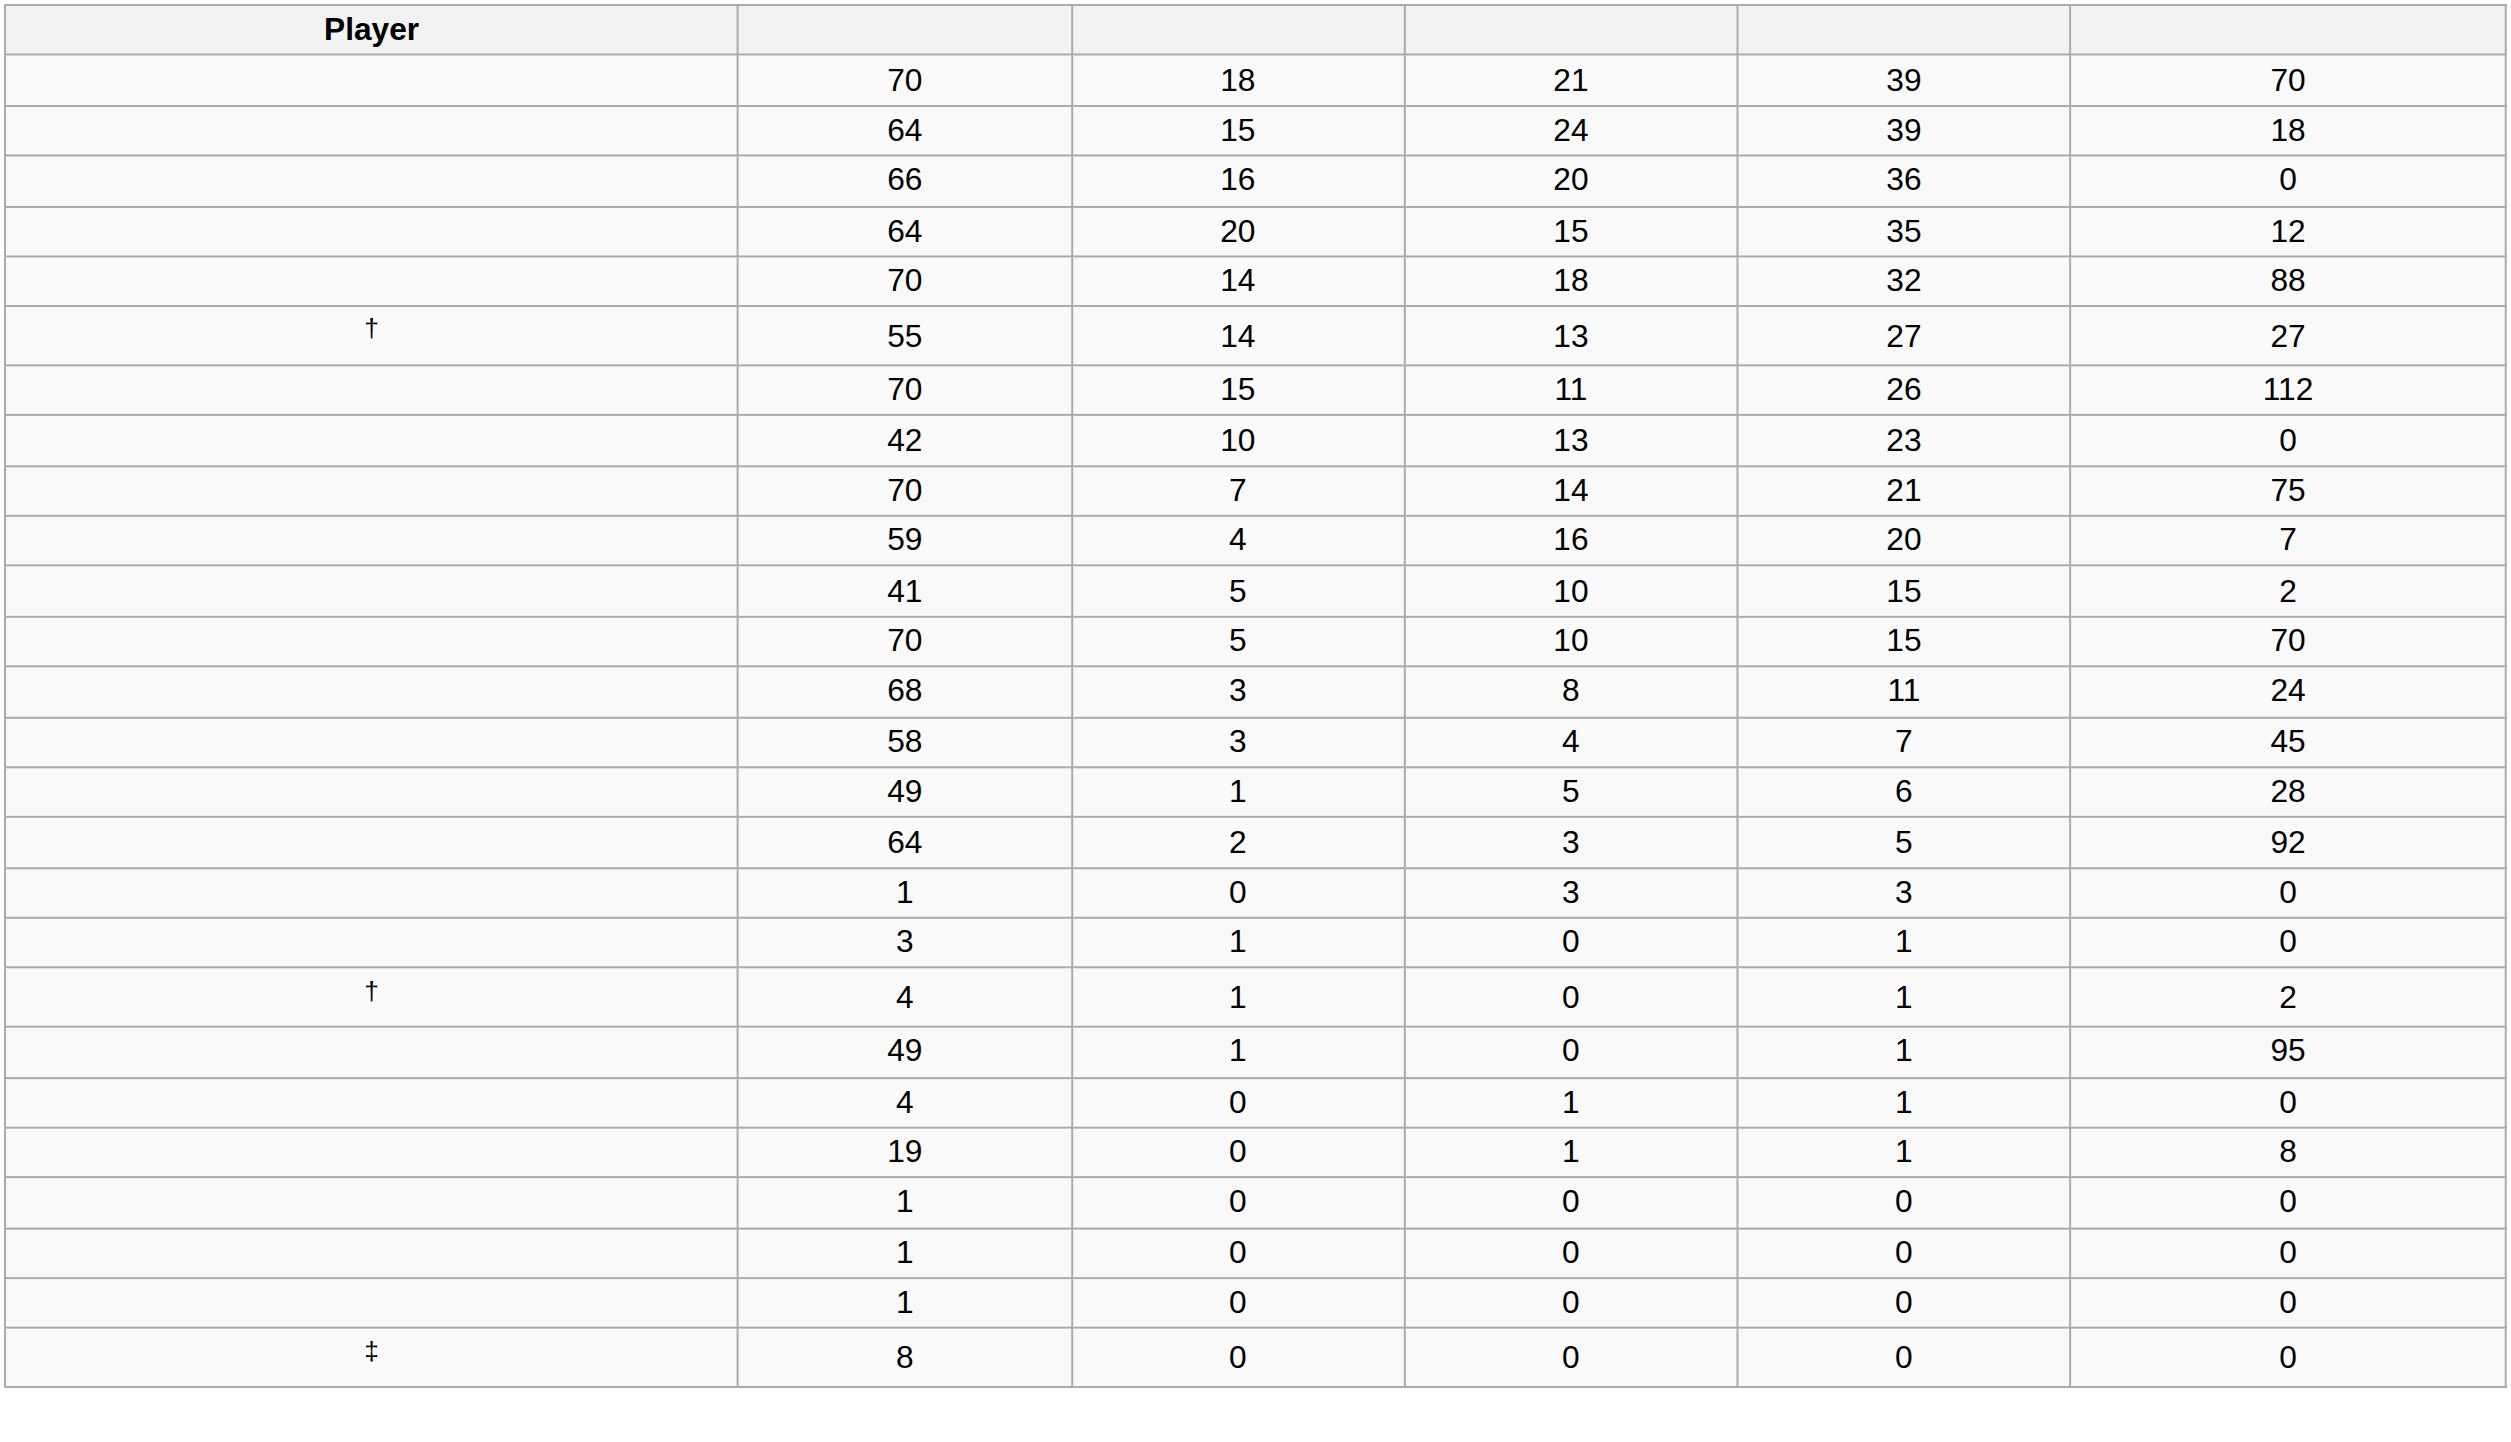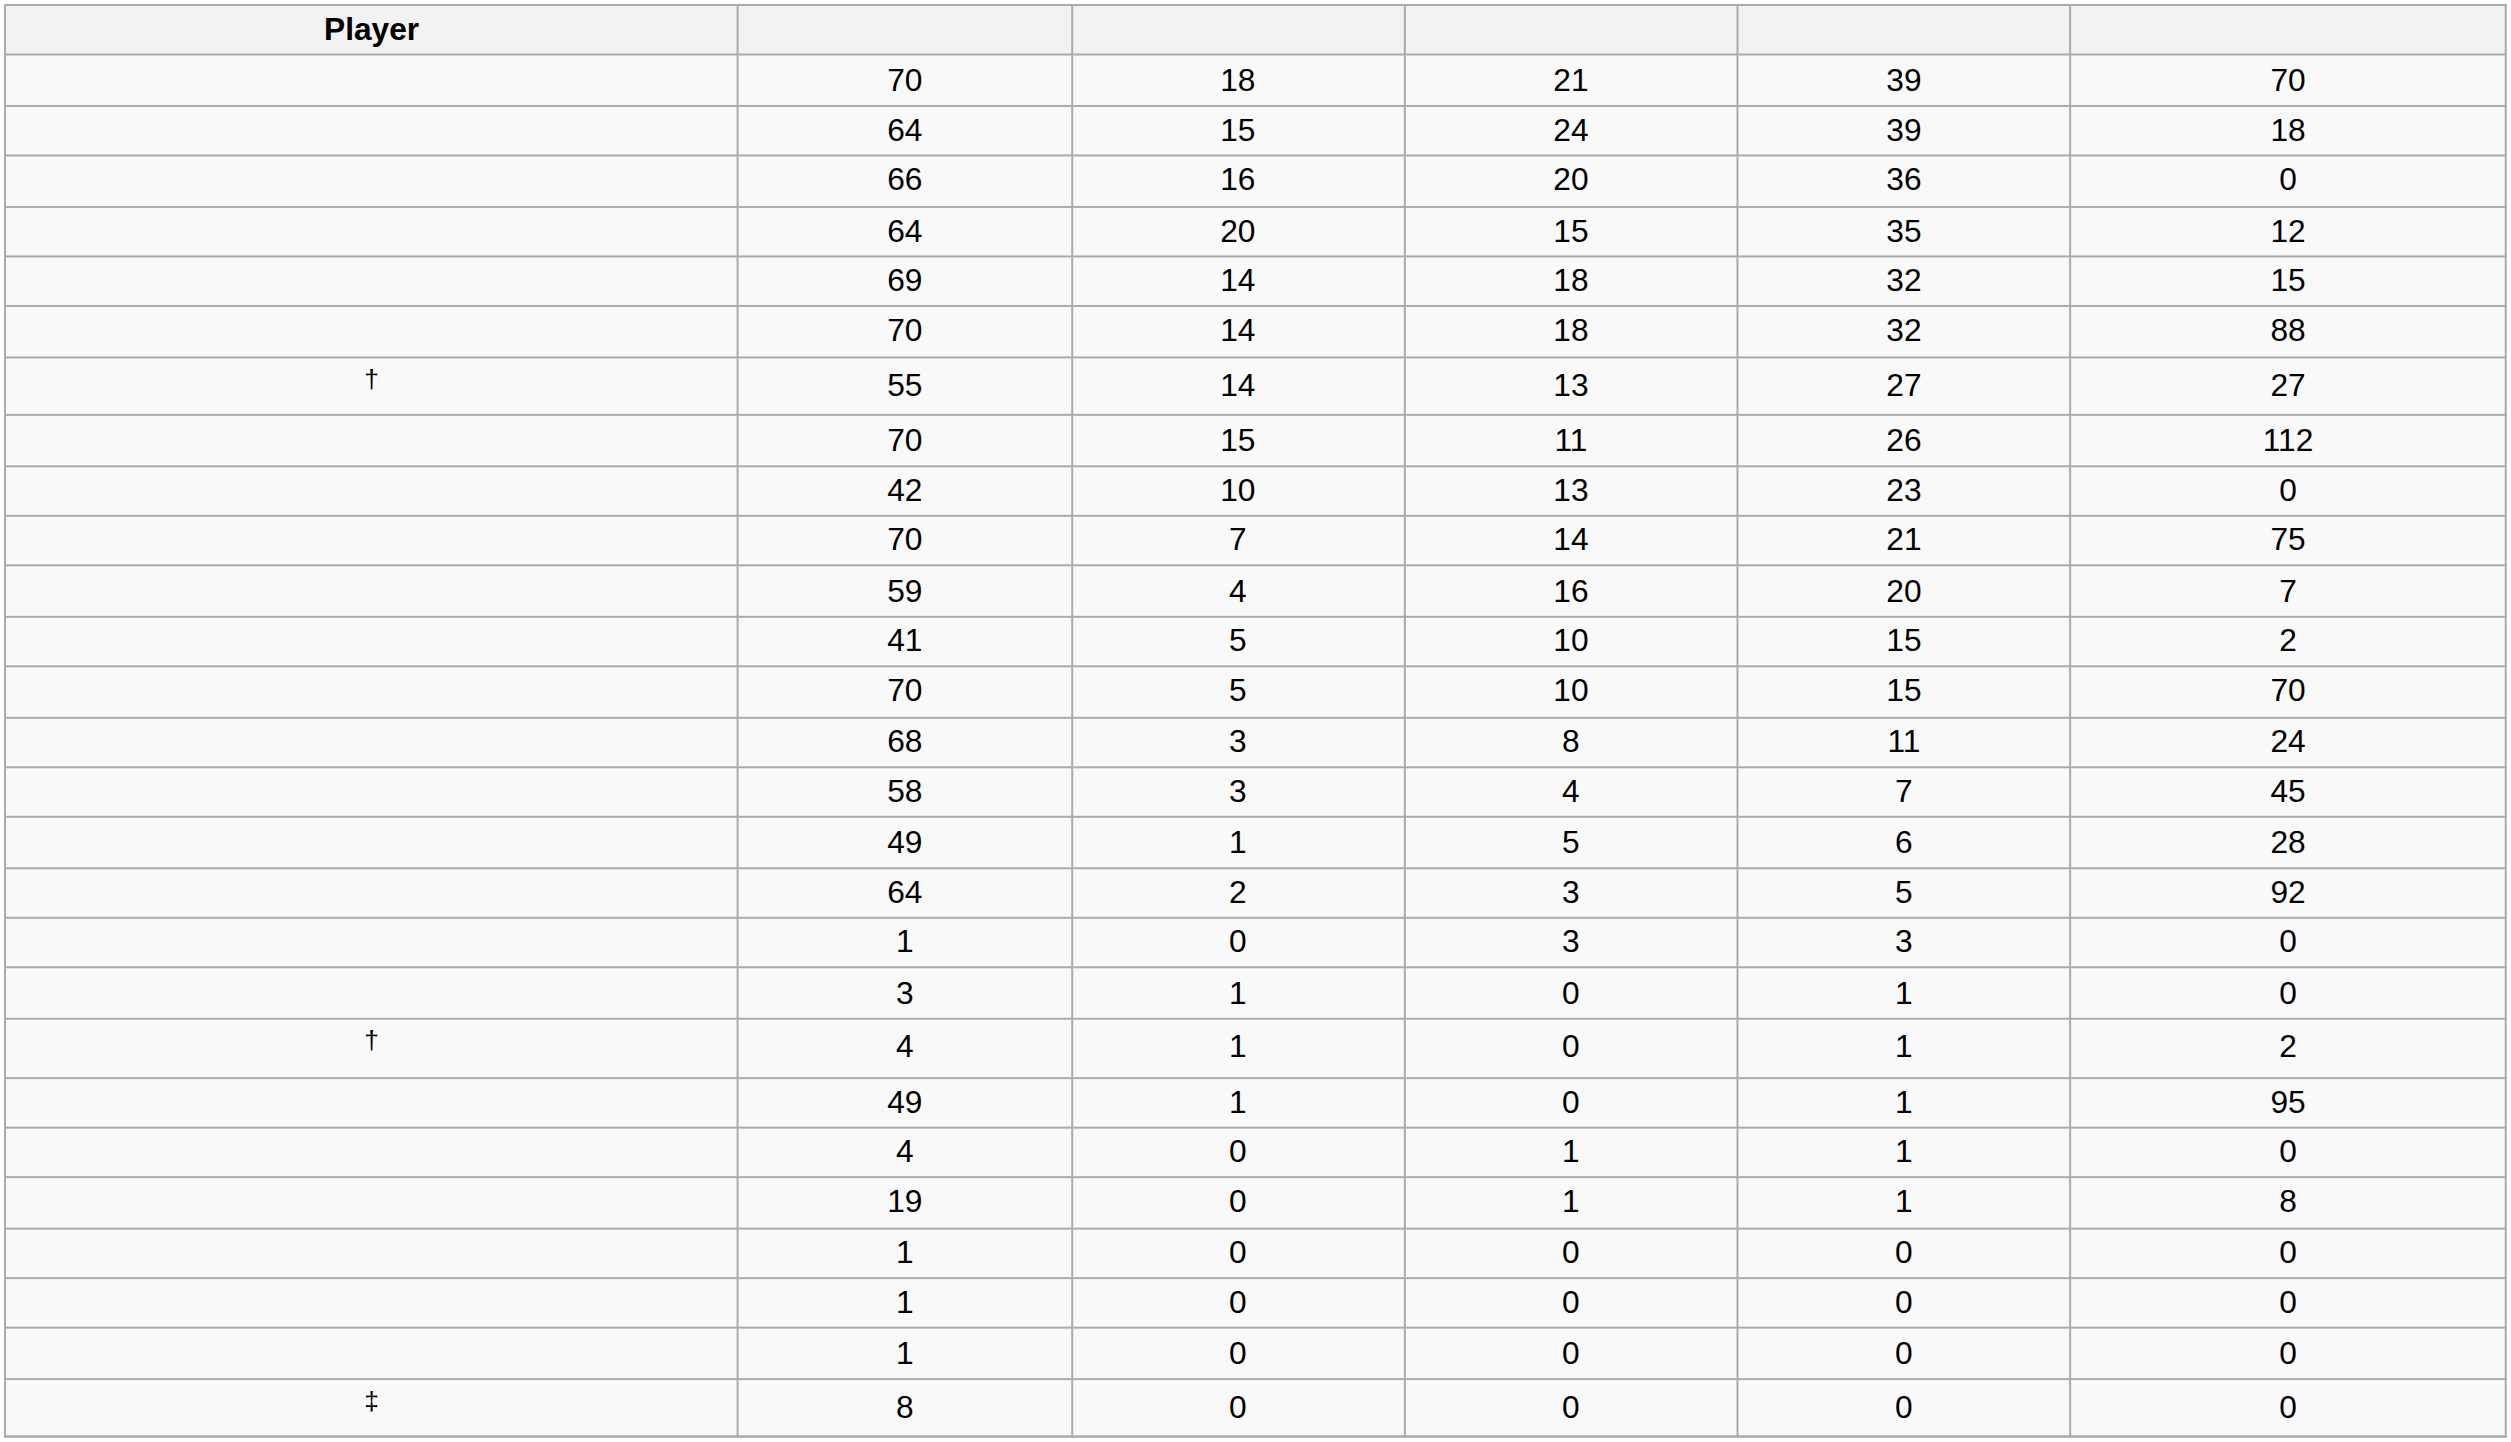+ row: (905, 280)
